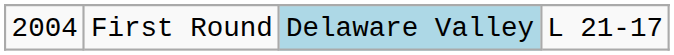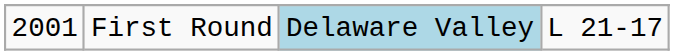(45, 28) 2004 -> (45, 28) 2001
